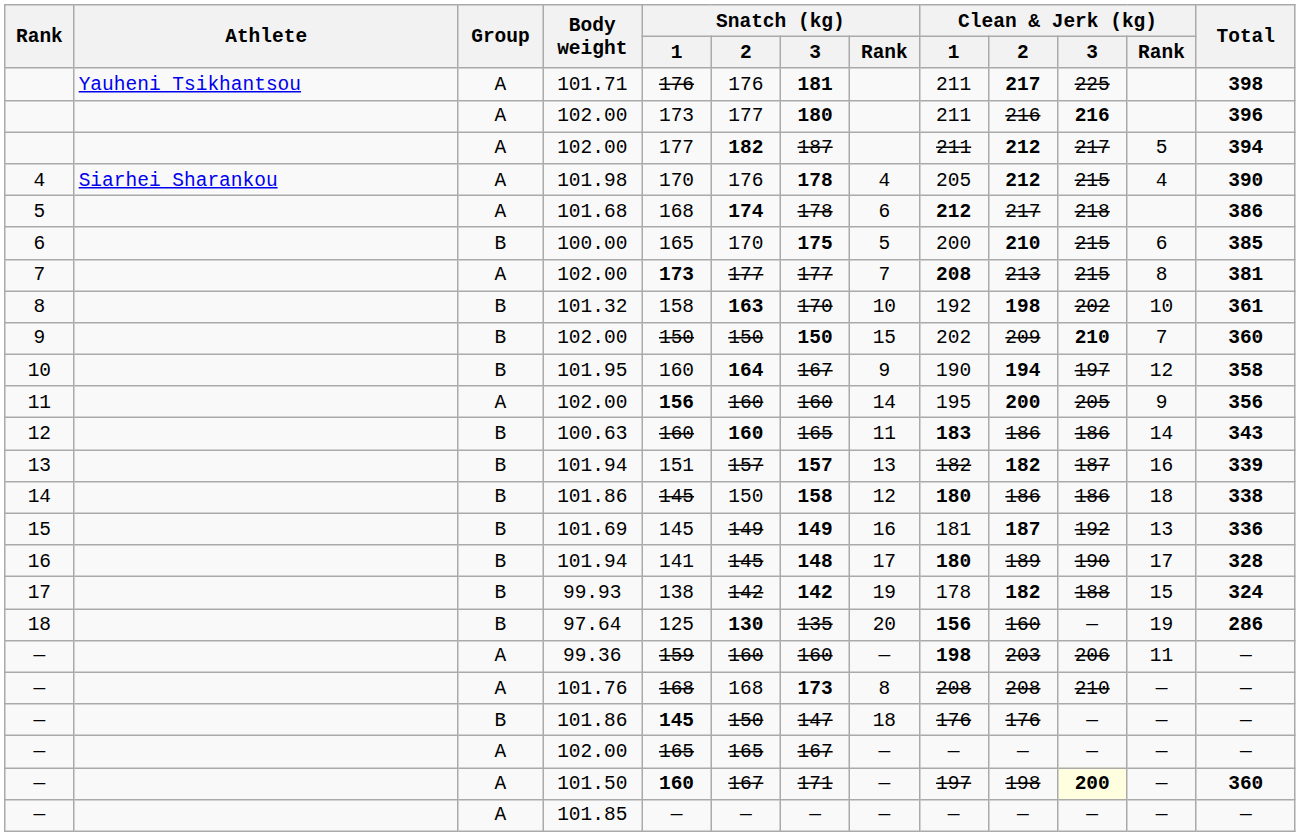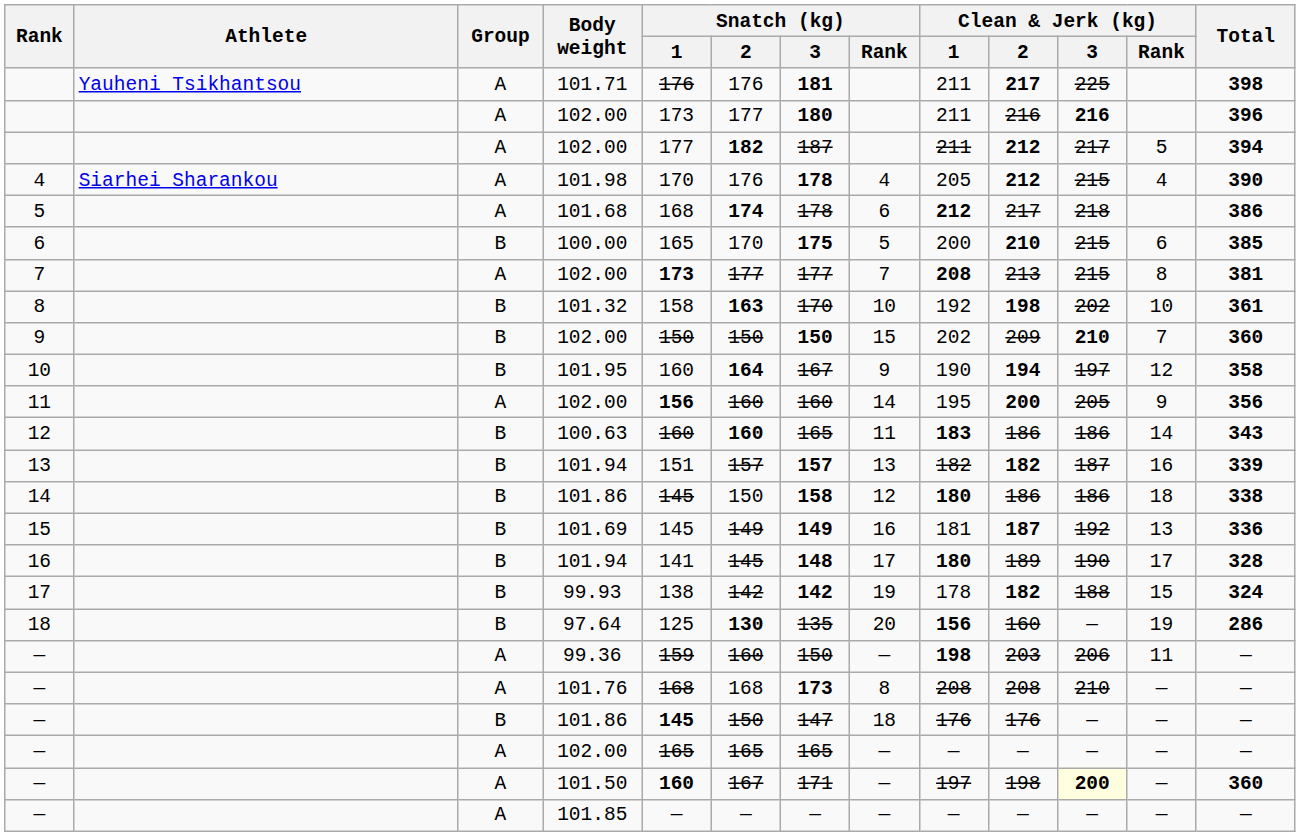(815, 656) 160 -> (815, 656) 150
(815, 752) 167 -> (815, 752) 165
